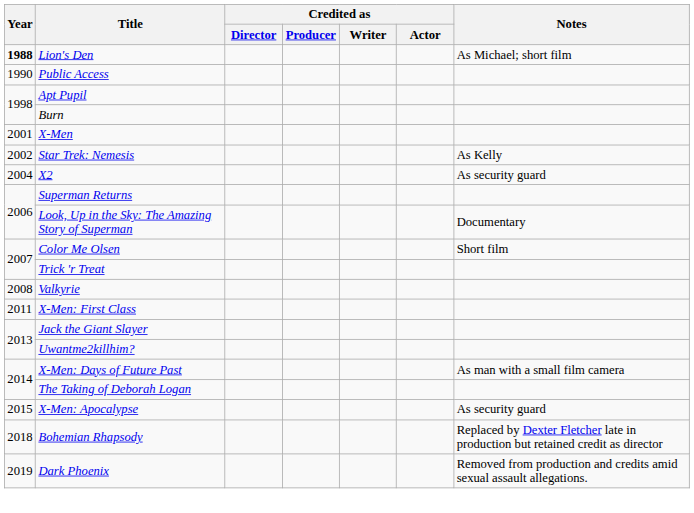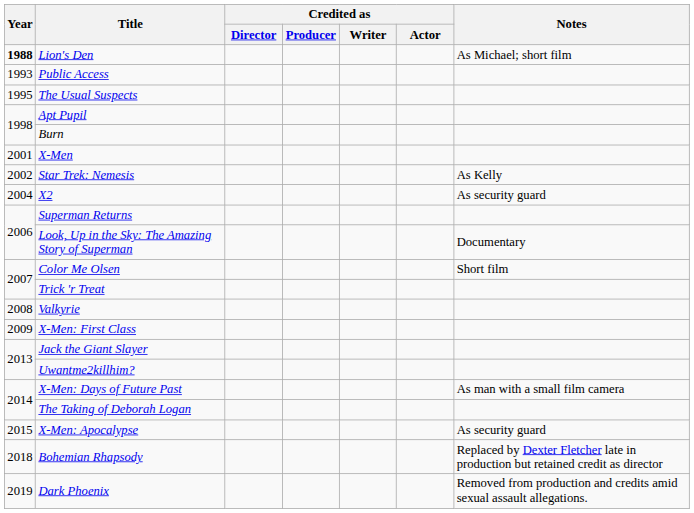(20, 74) 1990 -> (20, 74) 1993
+ row: (88, 94)
(20, 309) 2011 -> (20, 329) 2009
